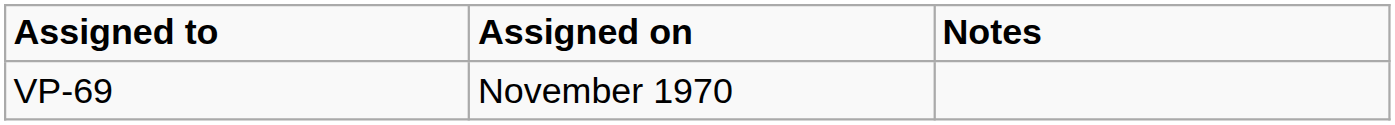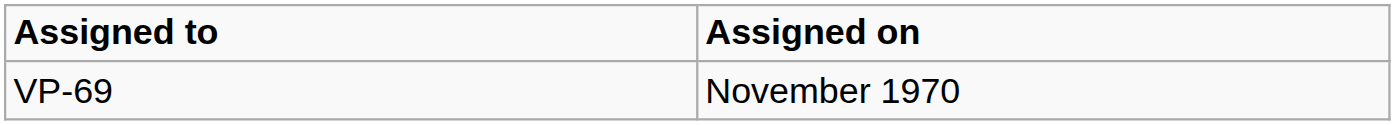- column: (992, 32)
